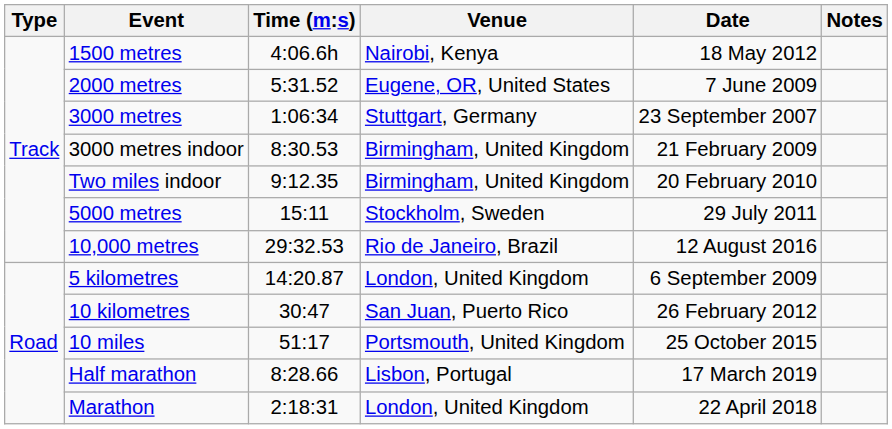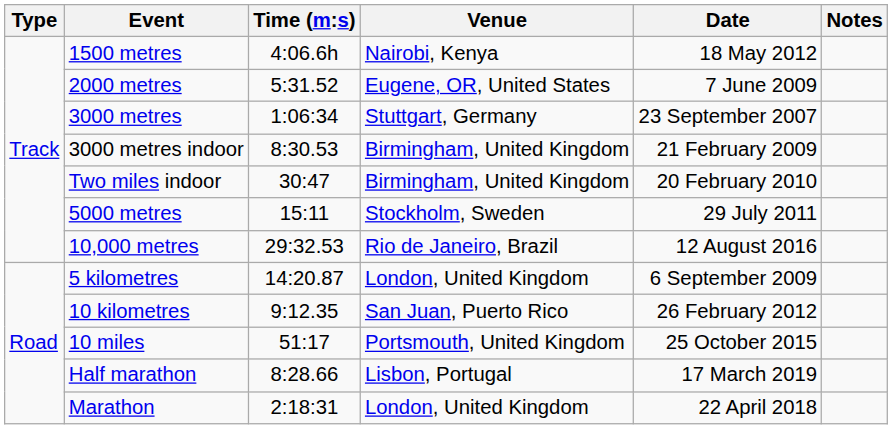(304, 181) 9:12.35 -> (304, 181) 30:47
(304, 310) 30:47 -> (304, 310) 9:12.35
